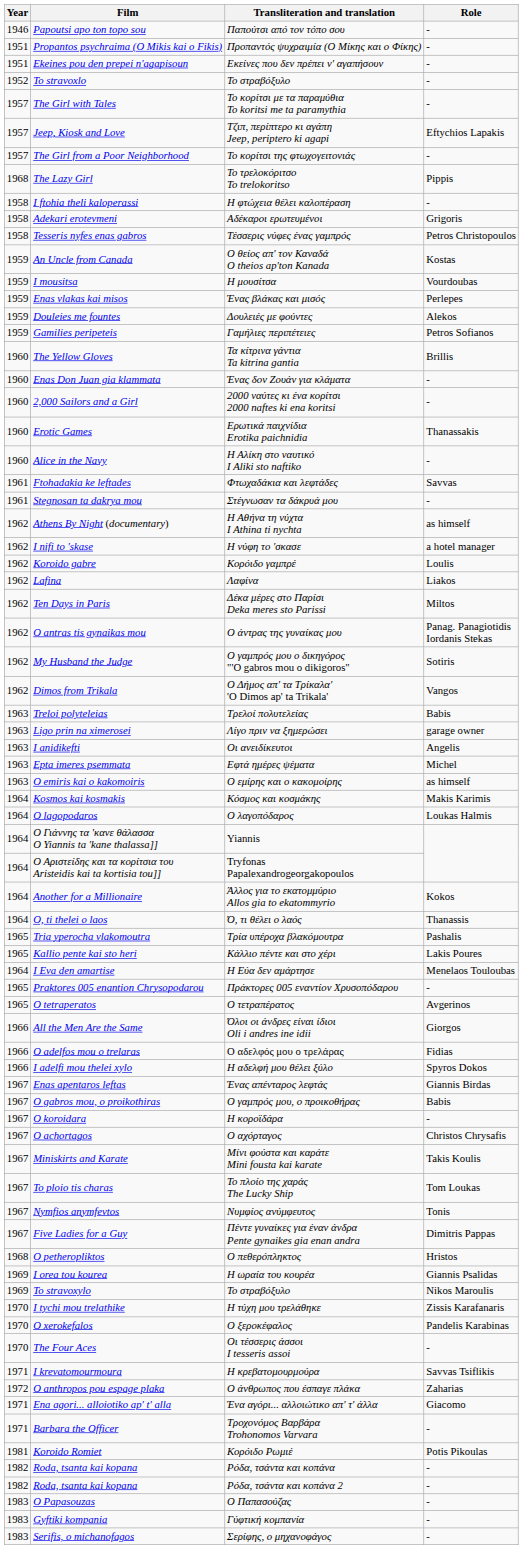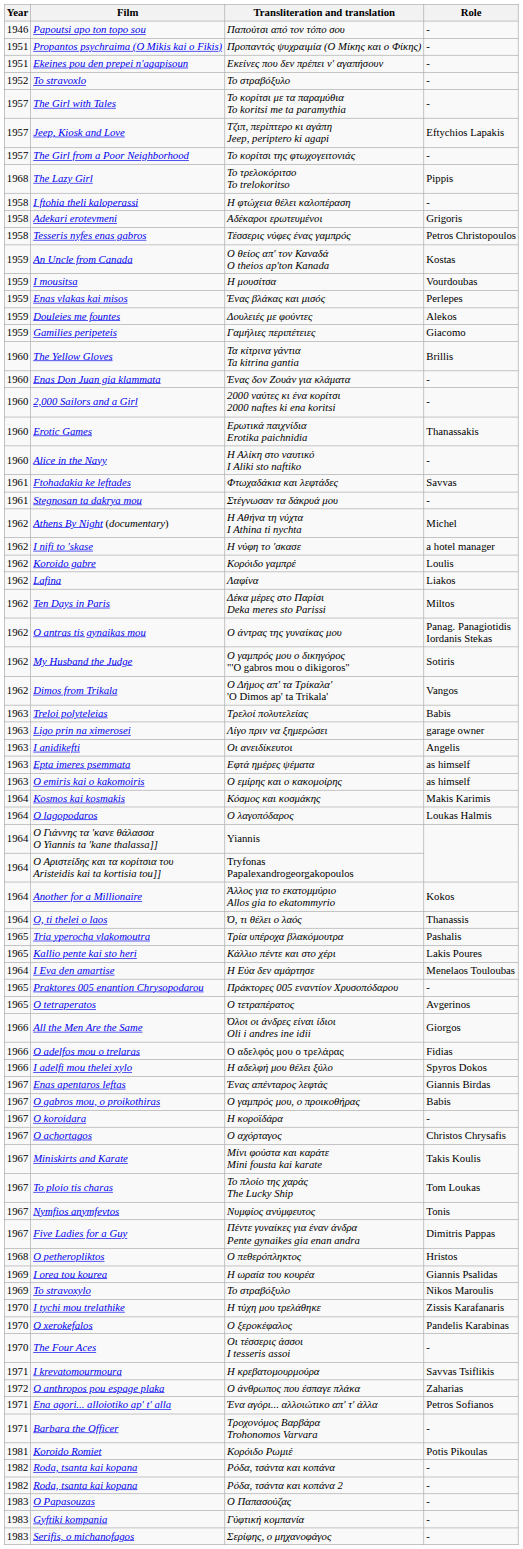(460, 333) Petros Sofianos -> (446, 333) Giacomo
(448, 523) as himself -> (442, 523) Michel
(442, 764) Michel -> (448, 764) as himself
(446, 1405) Giacomo -> (460, 1405) Petros Sofianos
